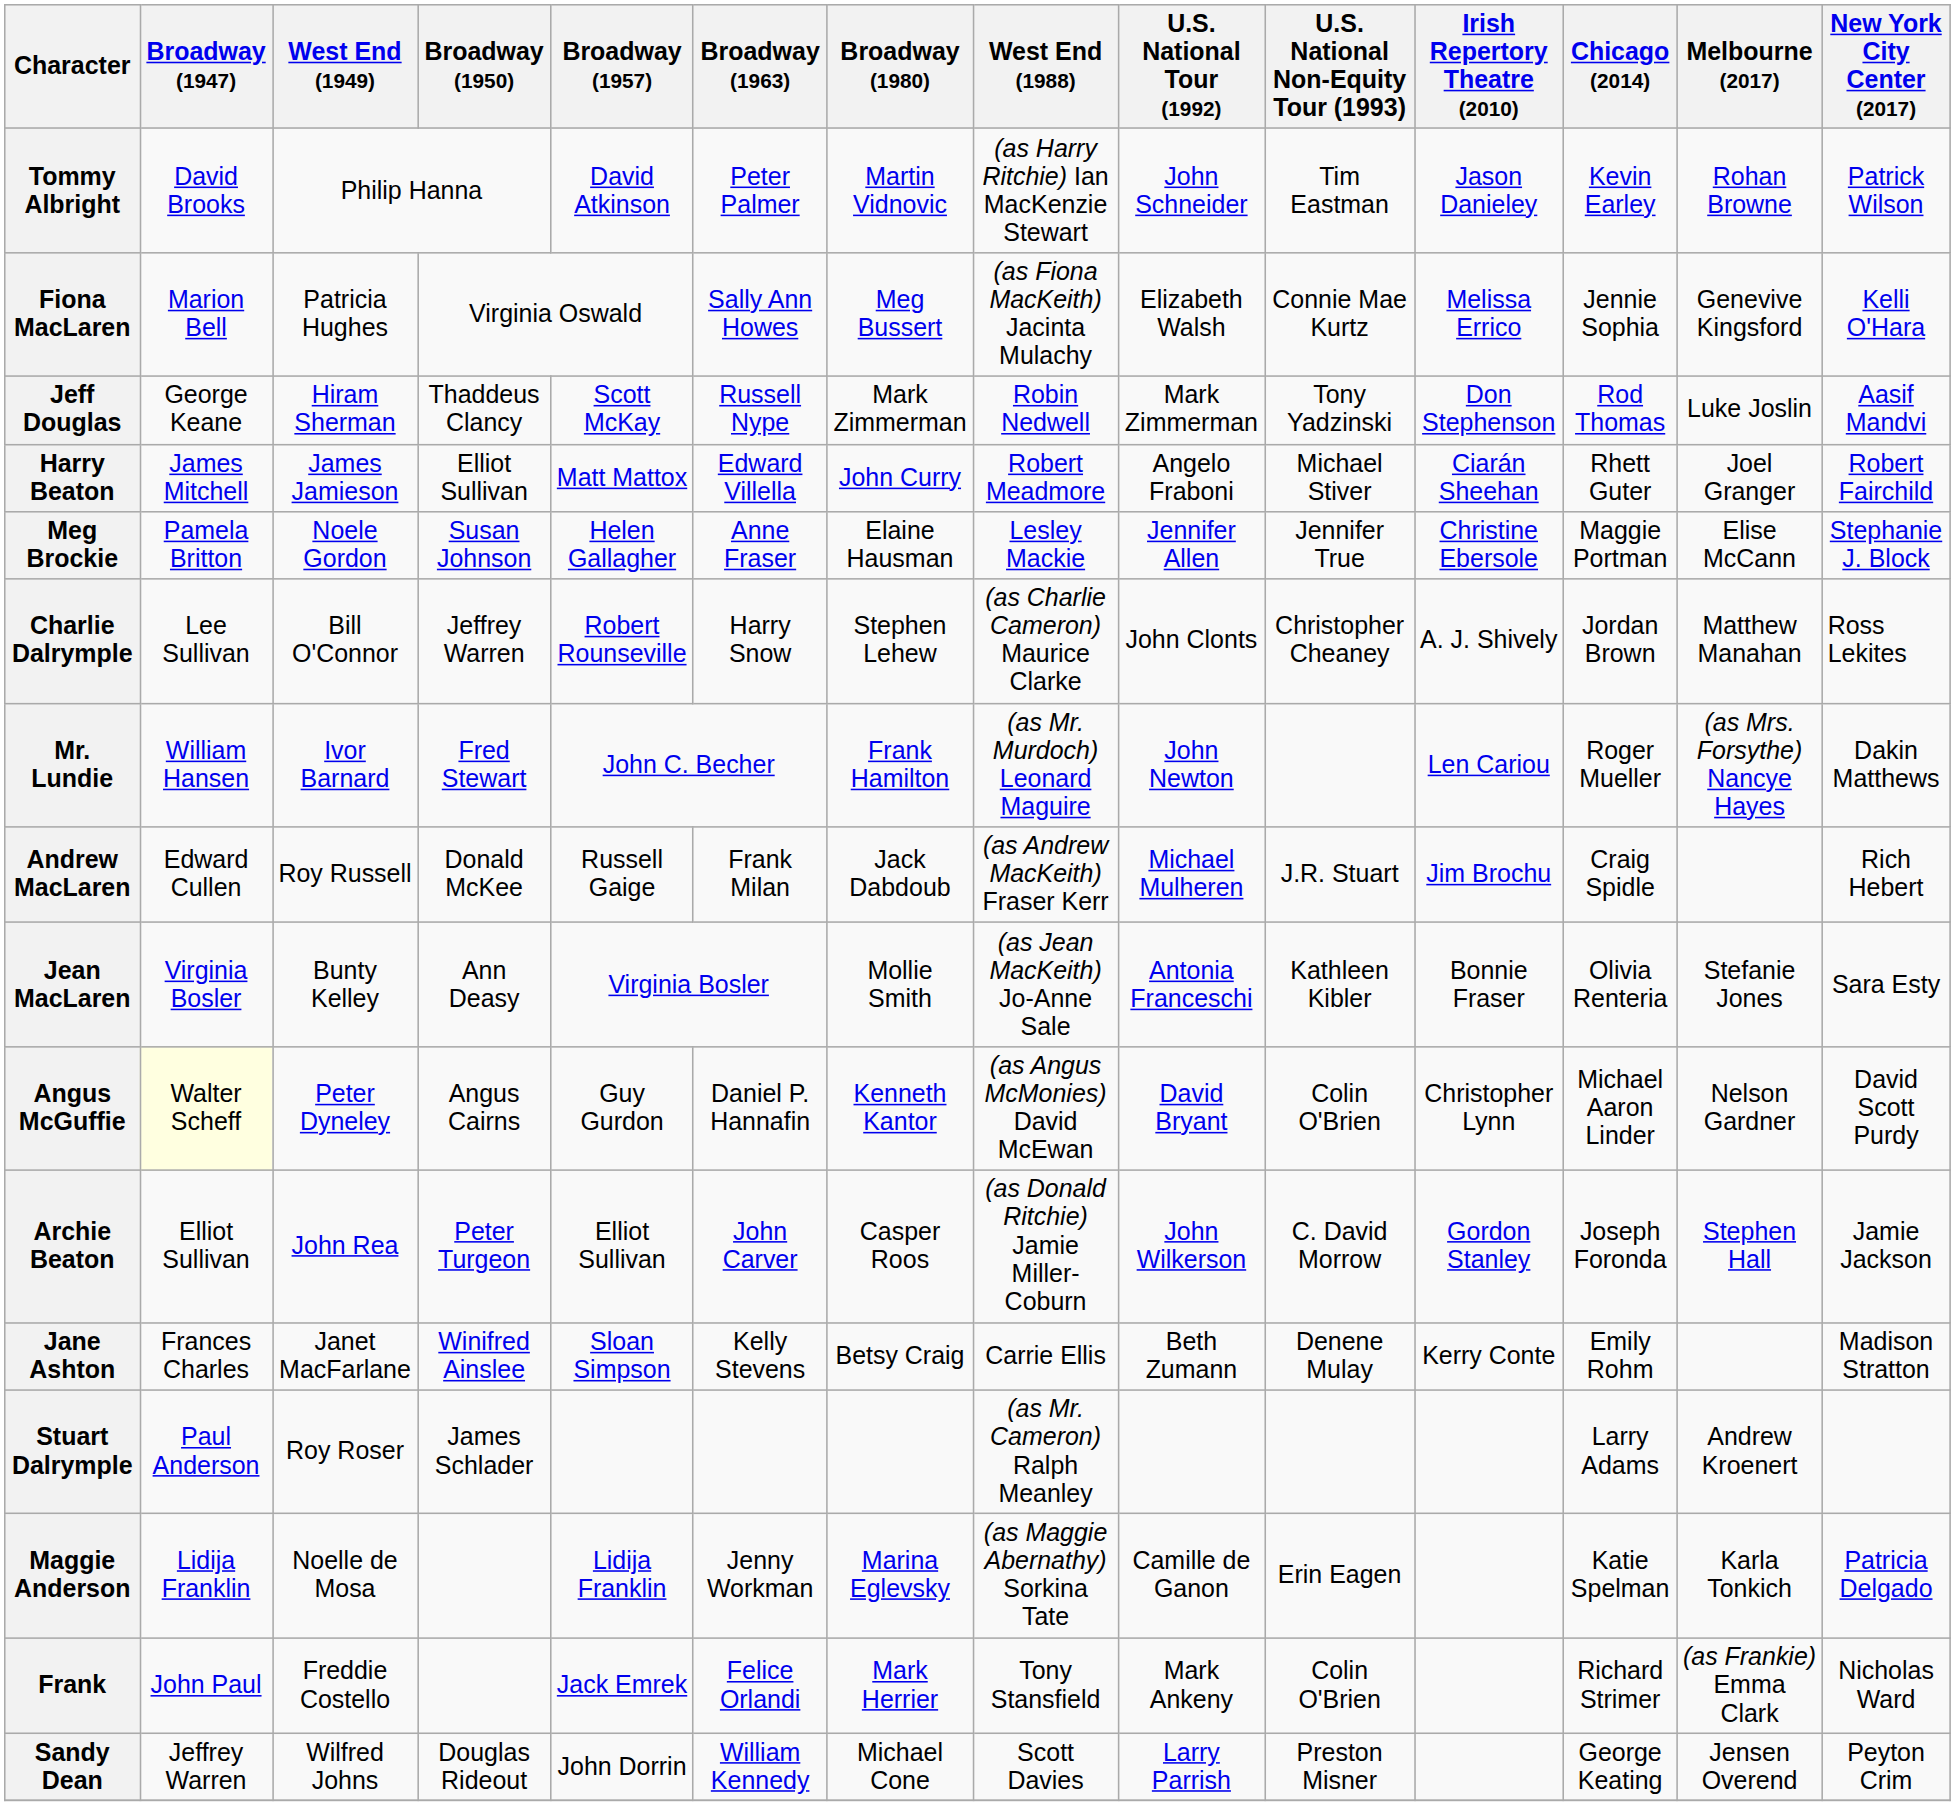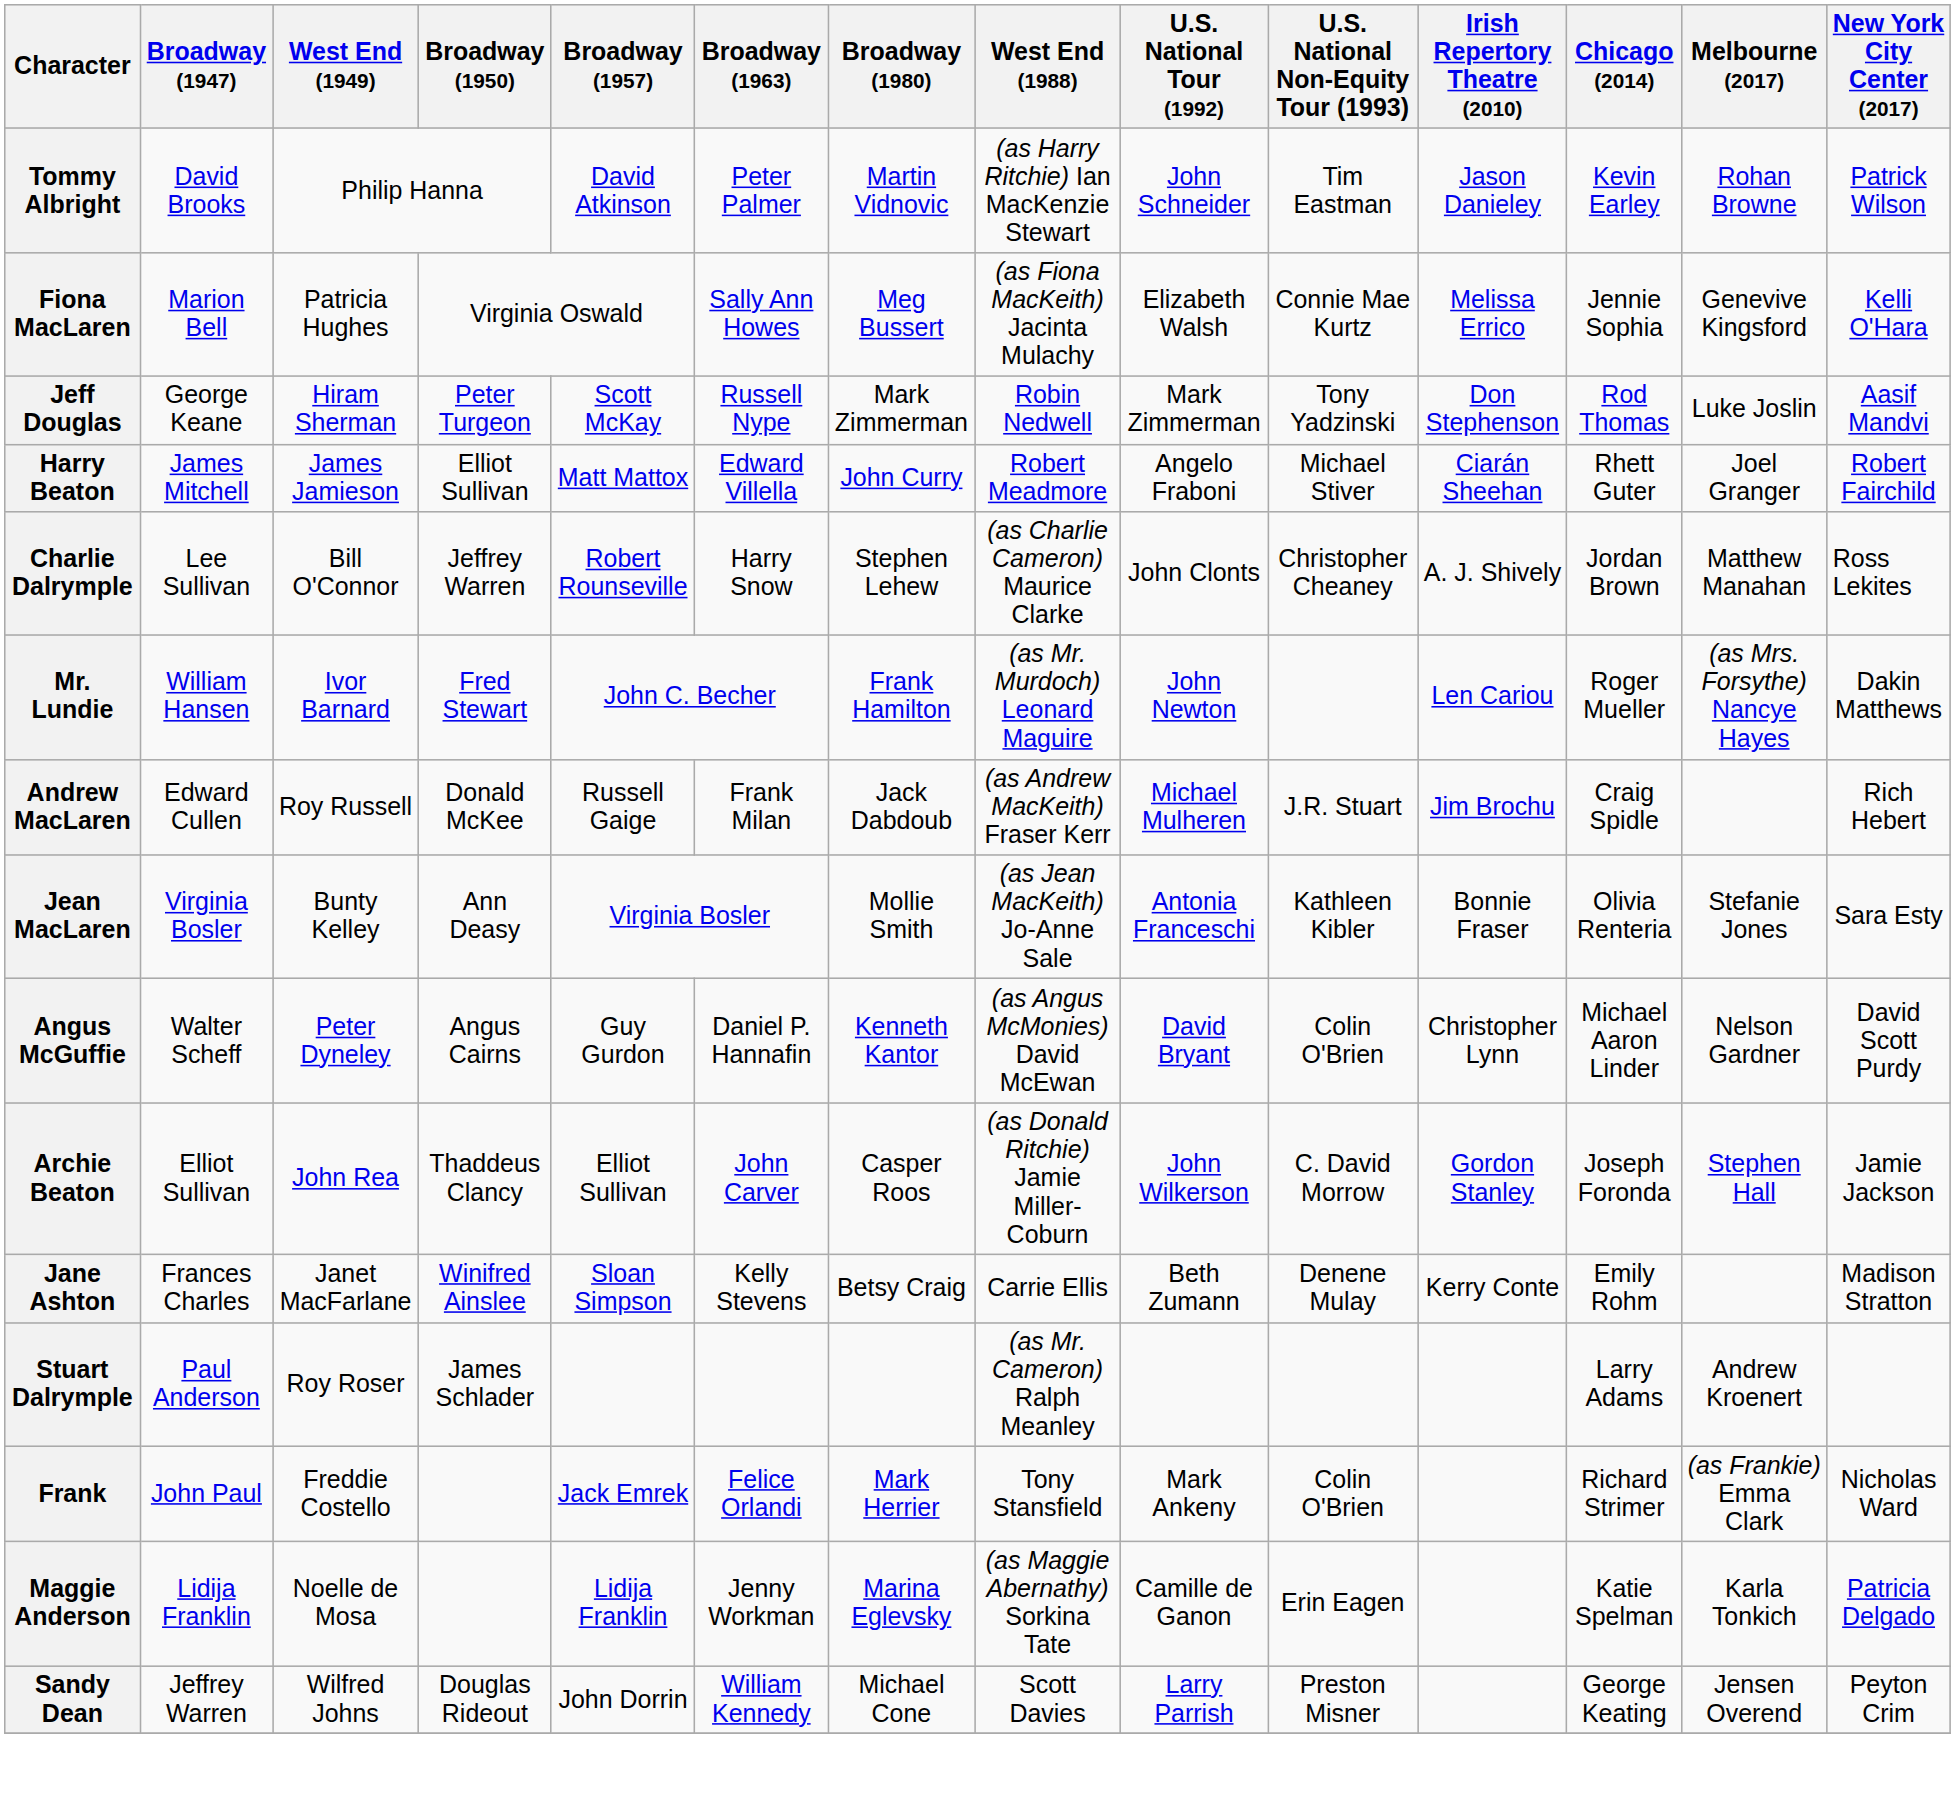(484, 409) Thaddeus Clancy -> (485, 409) Peter Turgeon
- row: (72, 545)
(206, 1108) lightyellow background -> (206, 1040) no background
(484, 1245) Peter Turgeon -> (485, 1178) Thaddeus Clancy
rows swapped: (72, 1575) <-> (72, 1685)
